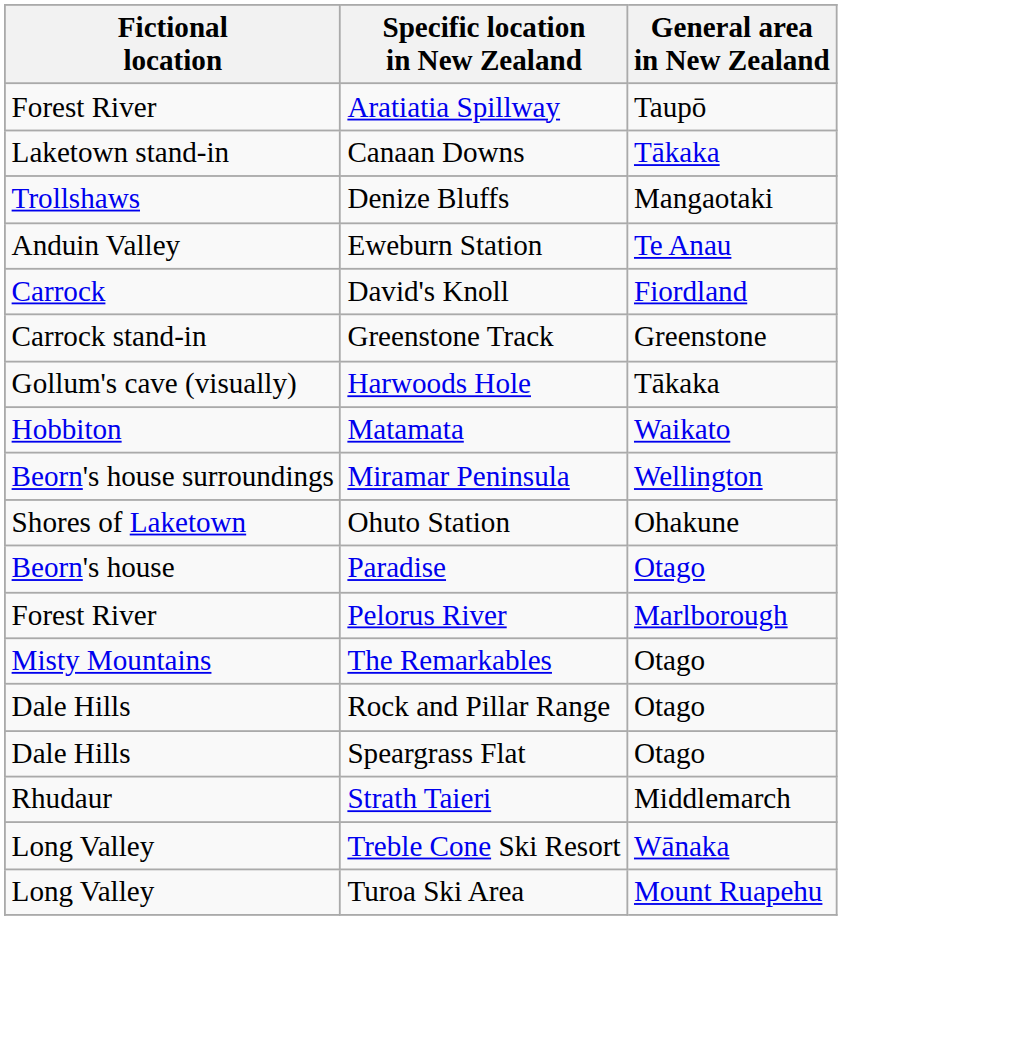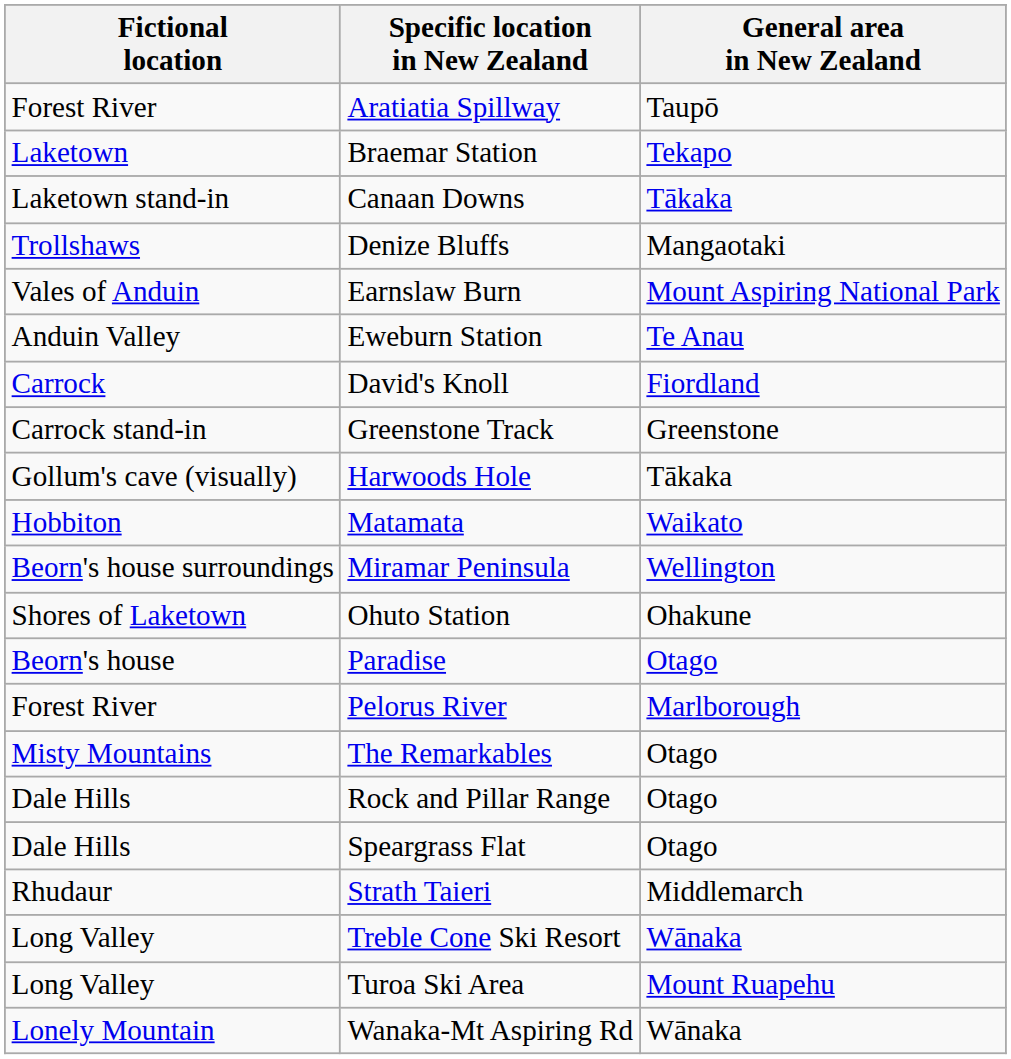+ row: (442, 152)
+ row: (434, 291)
+ row: (490, 1030)
